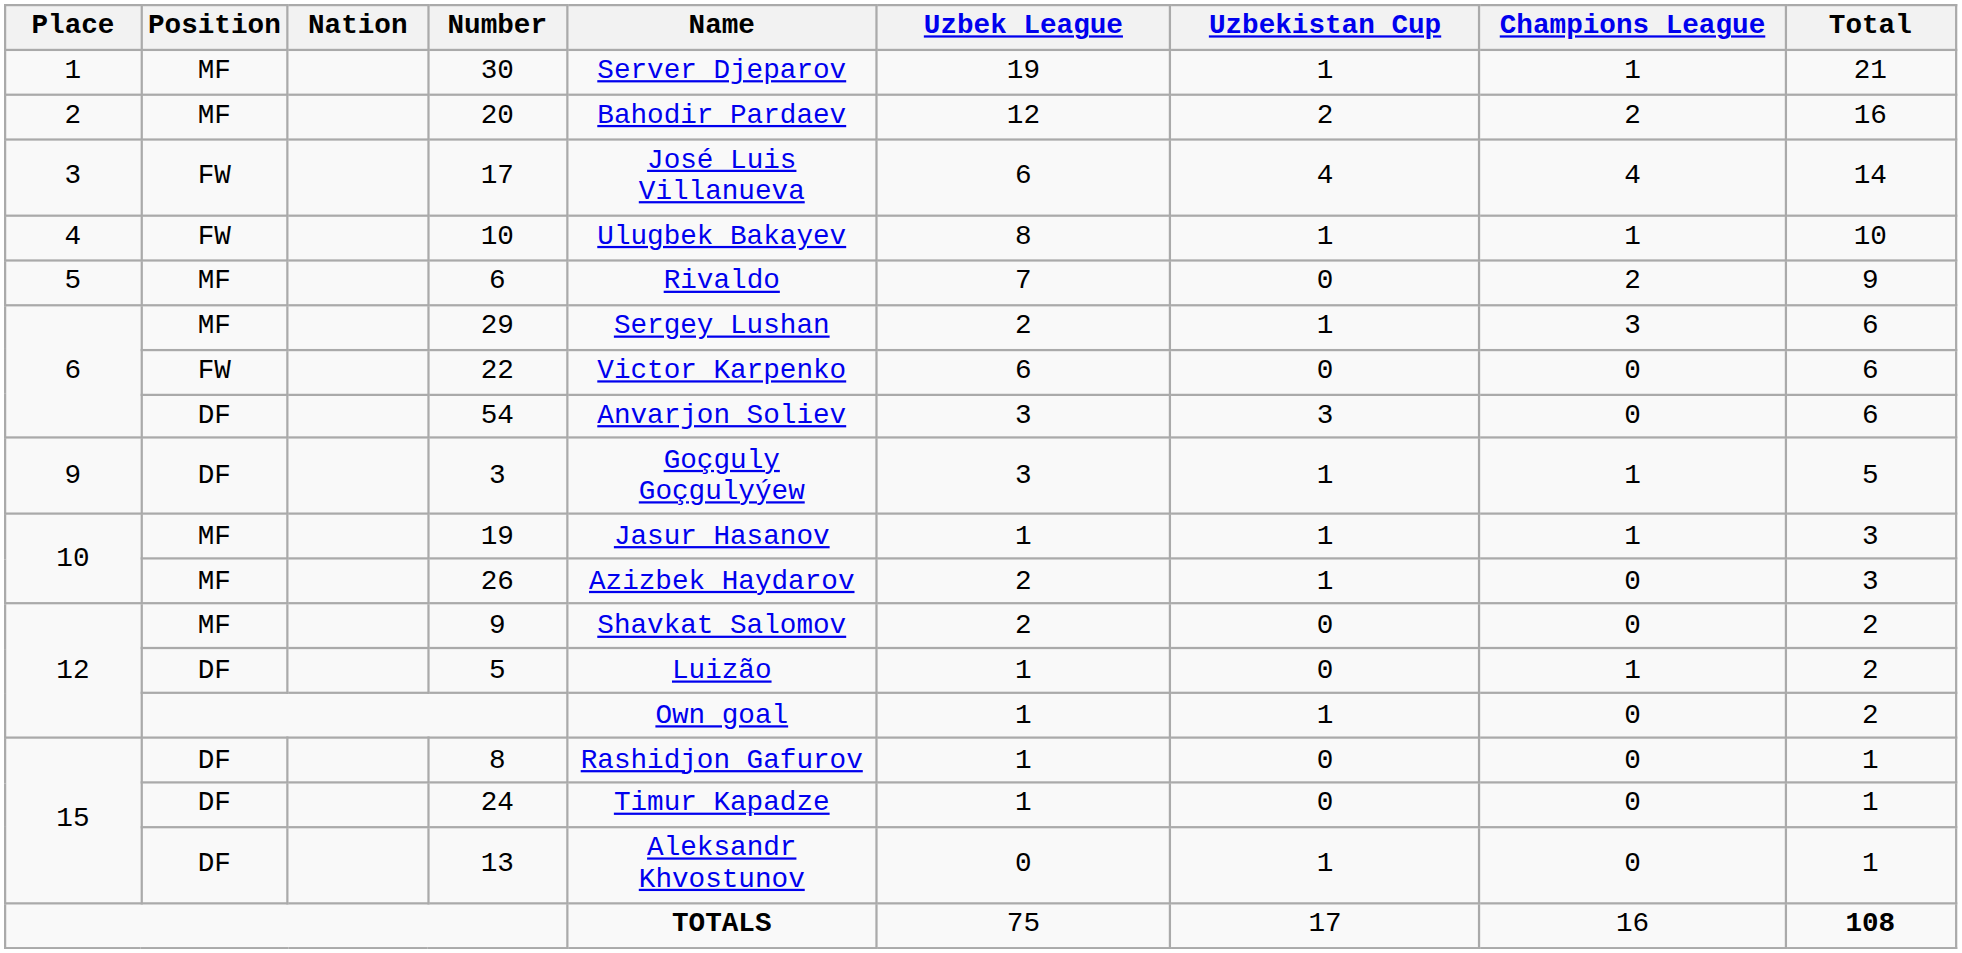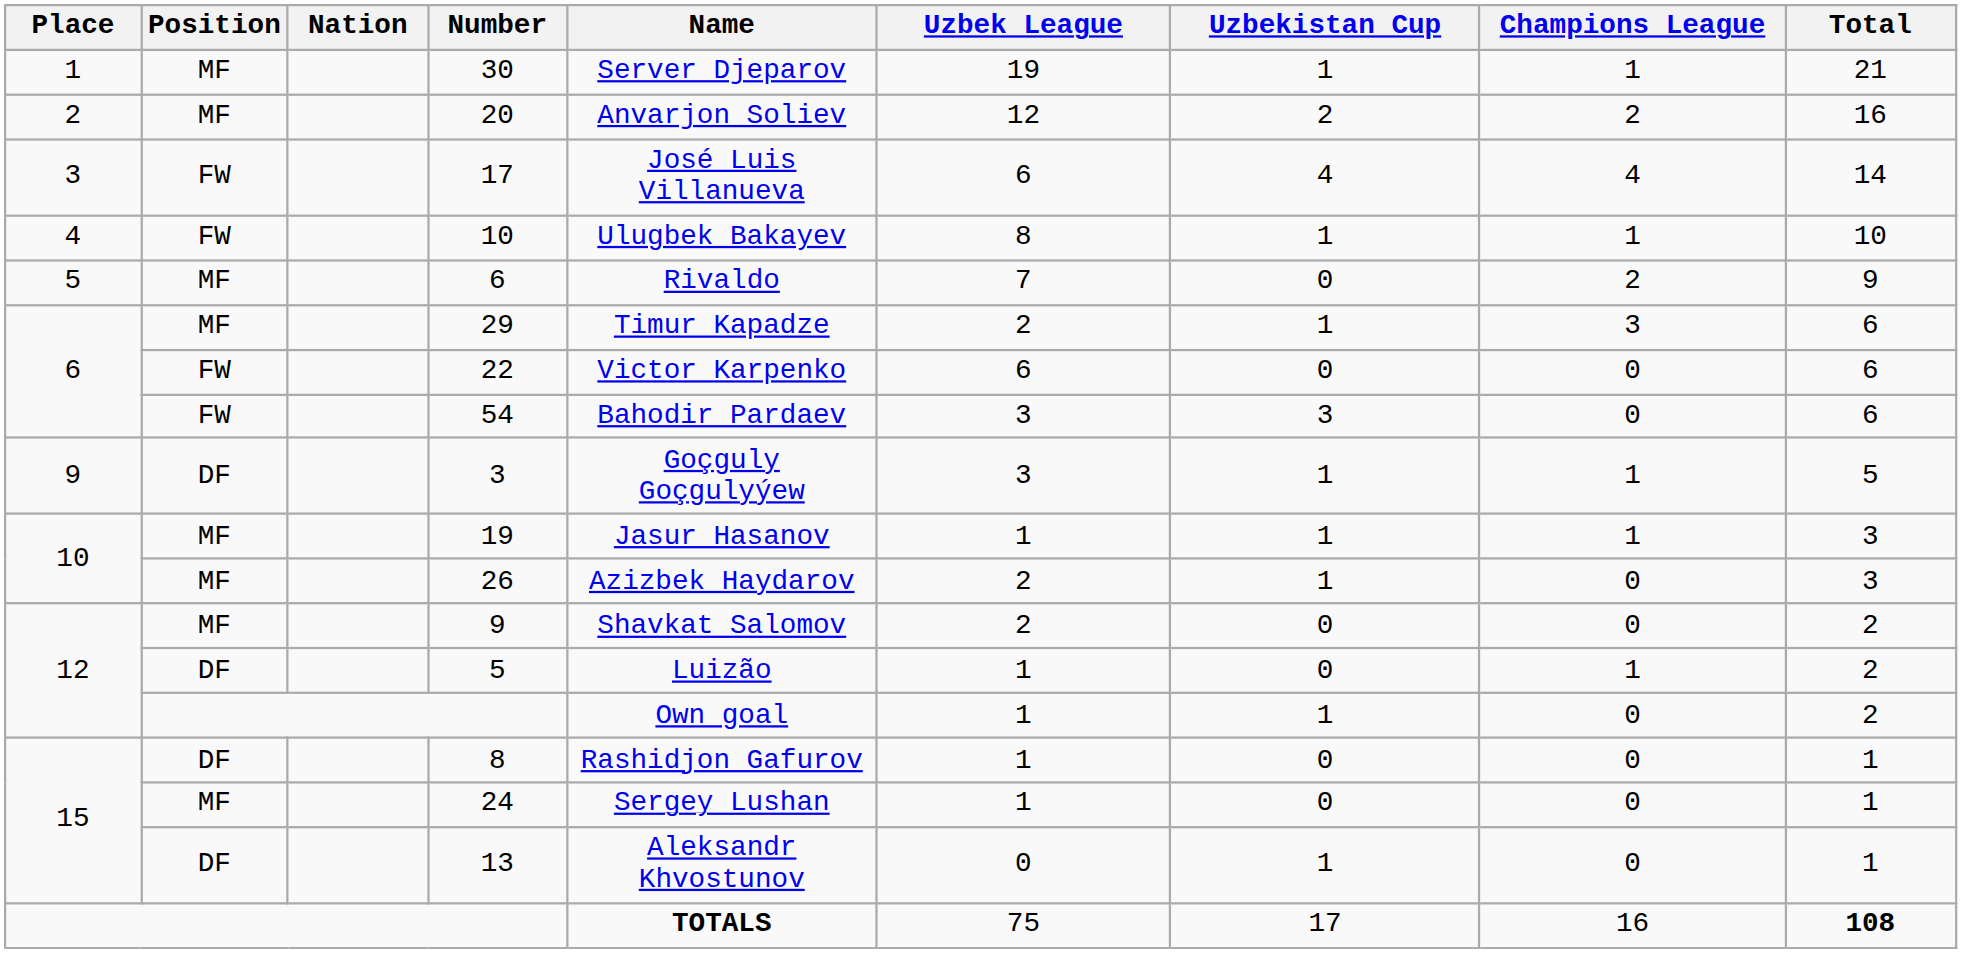(722, 117) Bahodir Pardaev -> (722, 117) Anvarjon Soliev
(722, 327) Sergey Lushan -> (722, 327) Timur Kapadze
(214, 416) DF -> (214, 416) FW
(722, 416) Anvarjon Soliev -> (722, 416) Bahodir Pardaev
(214, 805) DF -> (214, 805) MF
(722, 805) Timur Kapadze -> (722, 805) Sergey Lushan
